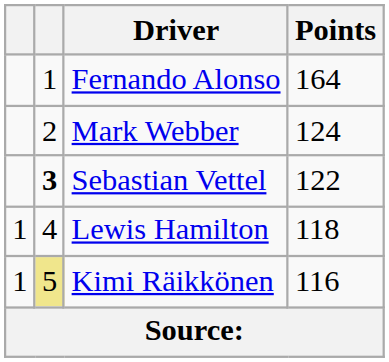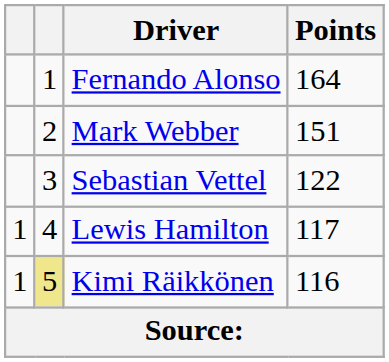(318, 129) 124 -> (318, 129) 151
(50, 180) bold -> (50, 180) normal
(317, 230) 118 -> (317, 230) 117
